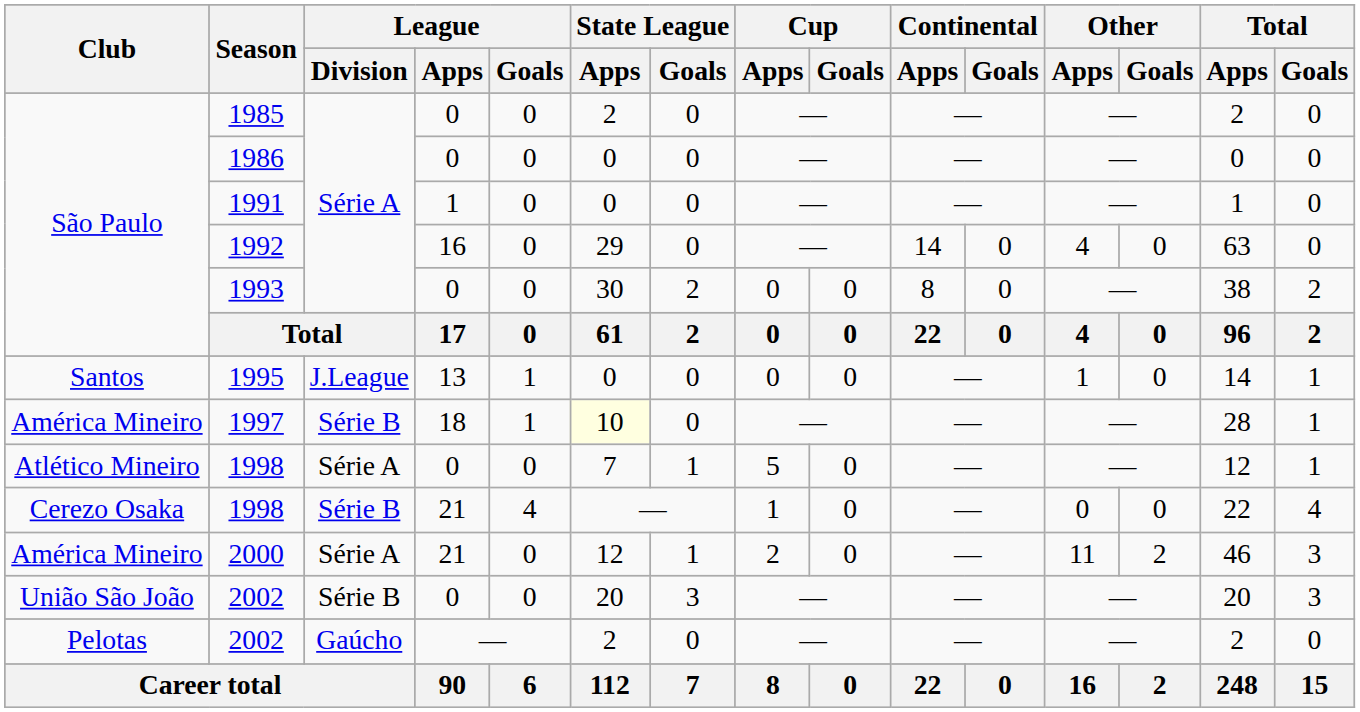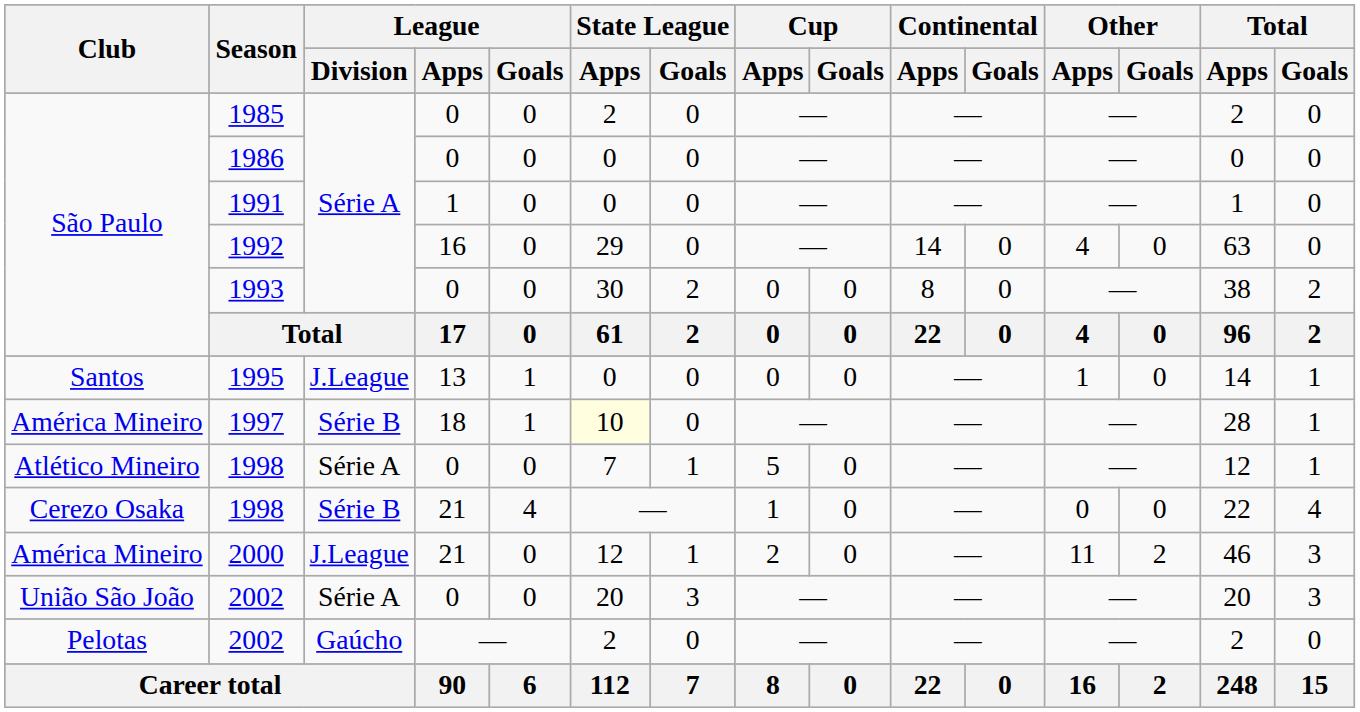(359, 553) Série A -> (359, 553) J.League
(359, 597) Série B -> (359, 597) Série A
